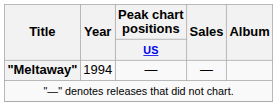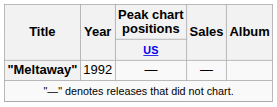(98, 70) 1994 -> (98, 70) 1992
